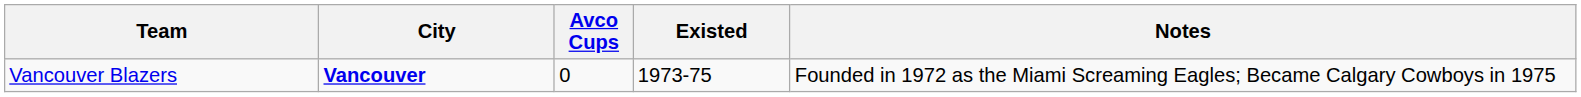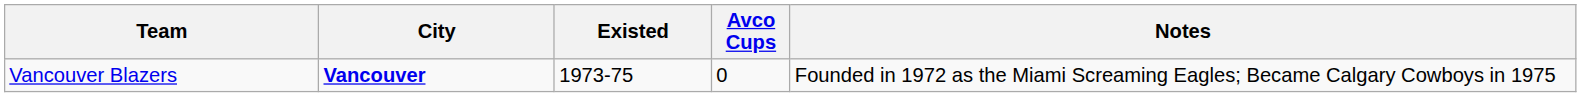columns swapped: (712, 31) <-> (594, 31)
